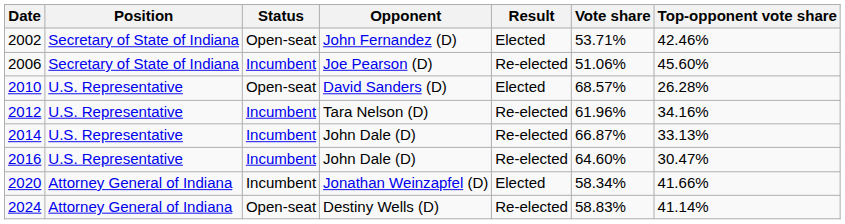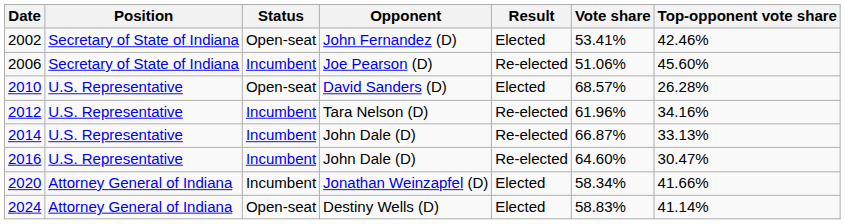(600, 40) 53.71% -> (600, 40) 53.41%
(532, 207) Re-elected -> (520, 207) Elected
